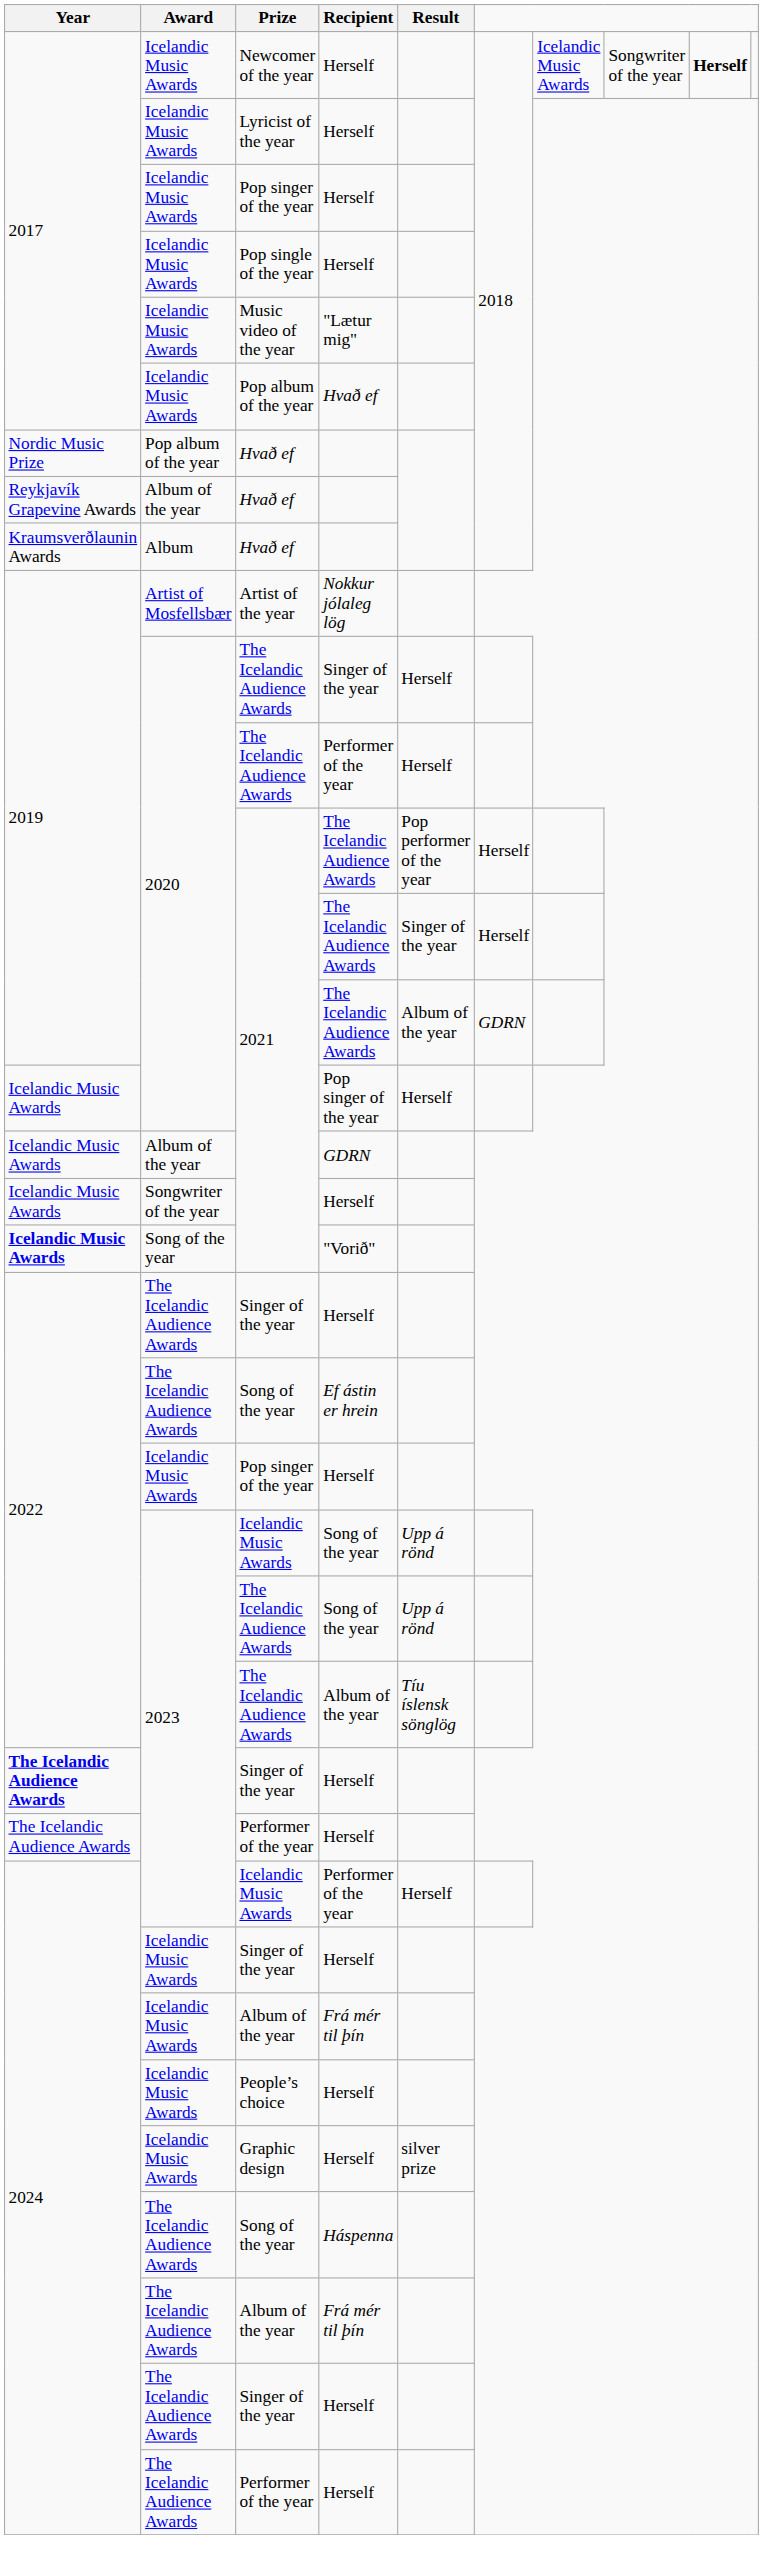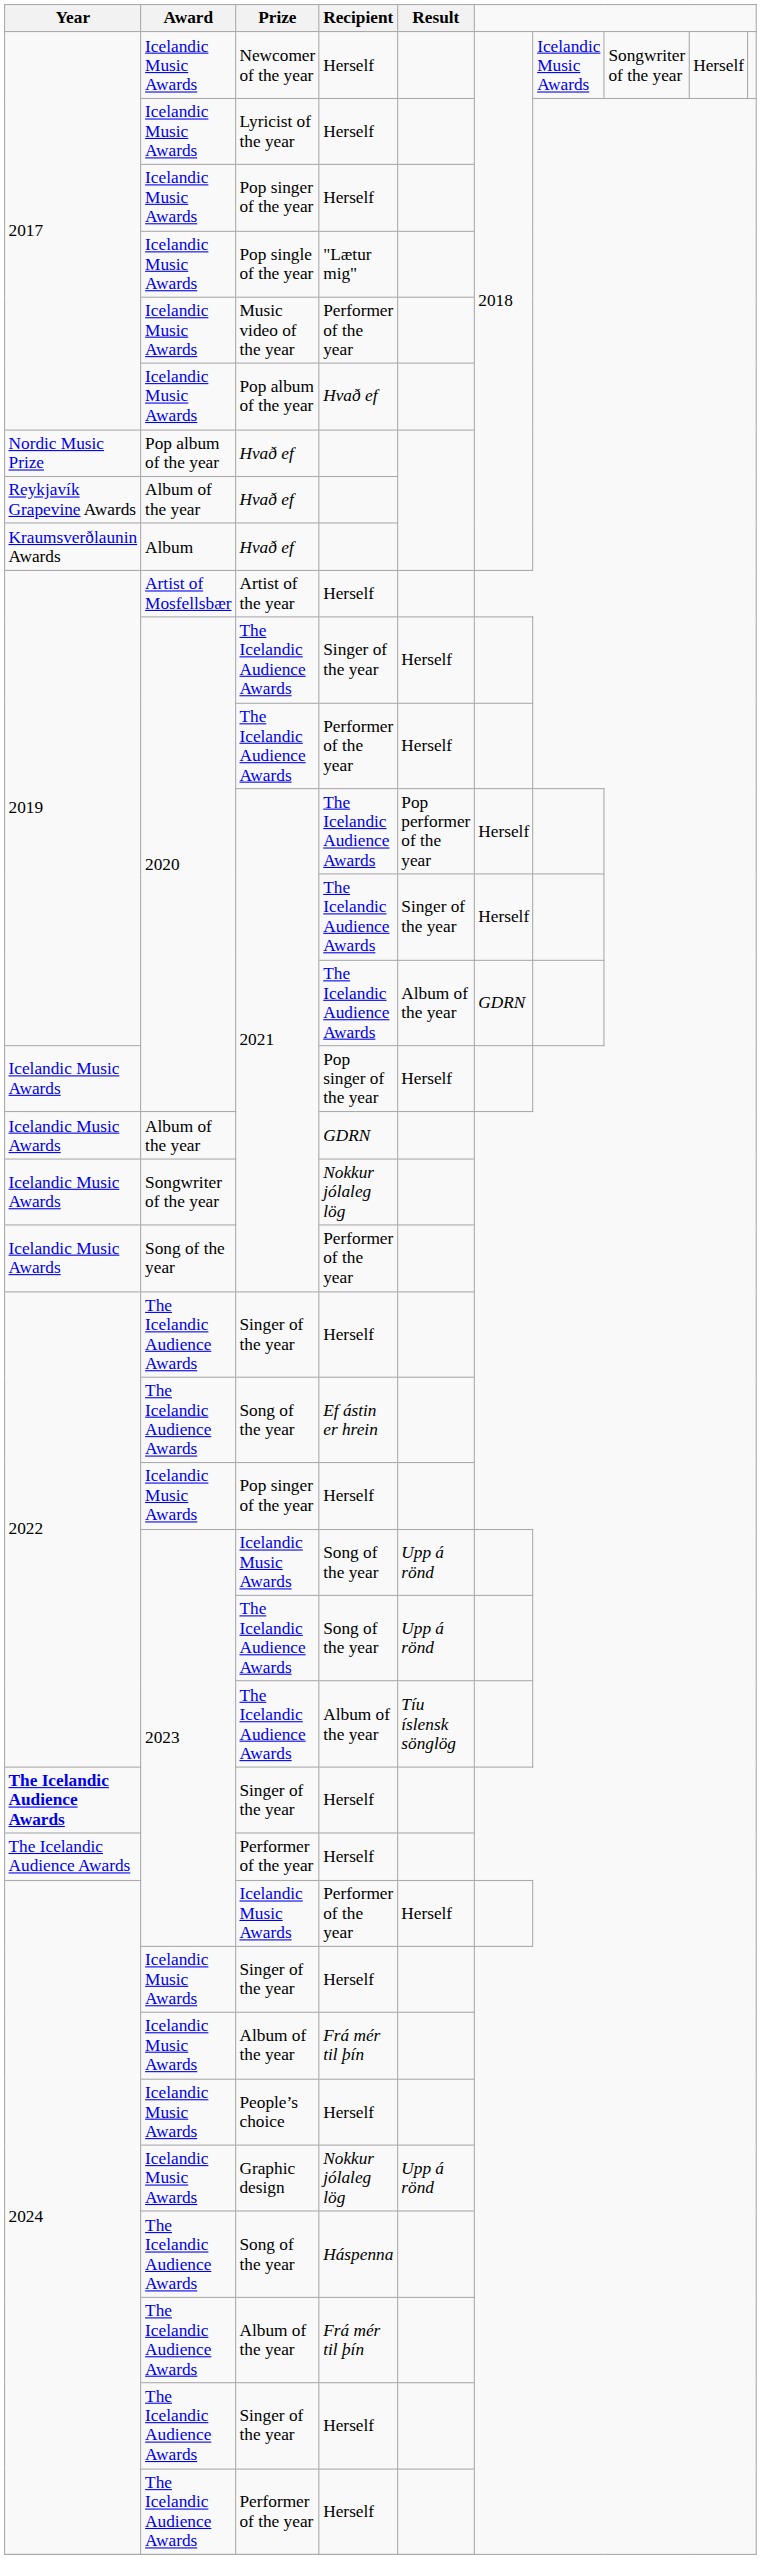(720, 65) bold -> (719, 65) normal
(349, 263) Herself -> (347, 263) "Lætur mig"
(347, 330) "Lætur mig" -> (358, 330) Performer of the year
(349, 603) Nokkur jólaleg lög -> (349, 593) Herself
(349, 1201) Herself -> (349, 1191) Nokkur jólaleg lög
(67, 1248) bold -> (64, 1258) normal
(349, 1248) "Vorið" -> (358, 1258) Performer of the year
(349, 2158) Herself -> (349, 2178) Nokkur jólaleg lög
(420, 2158) silver prize -> (423, 2178) Upp á rönd
